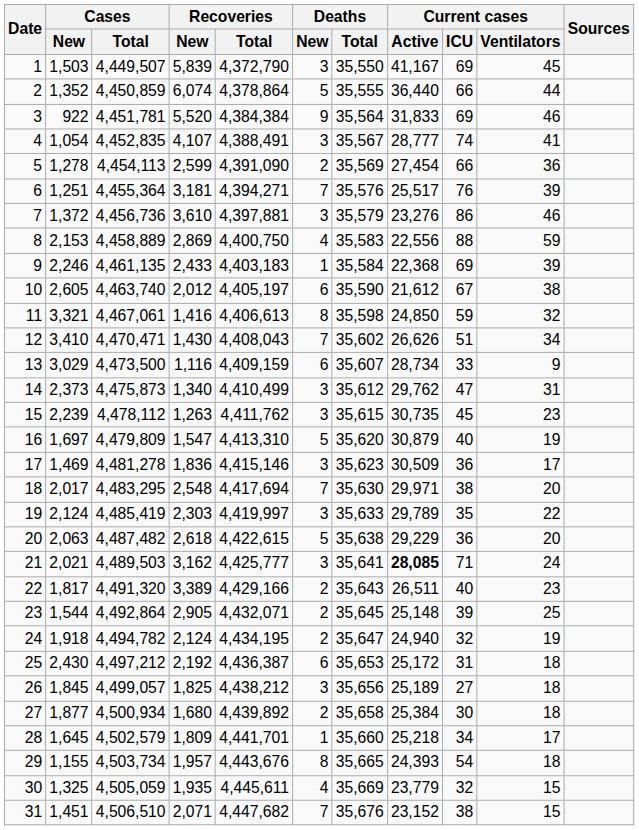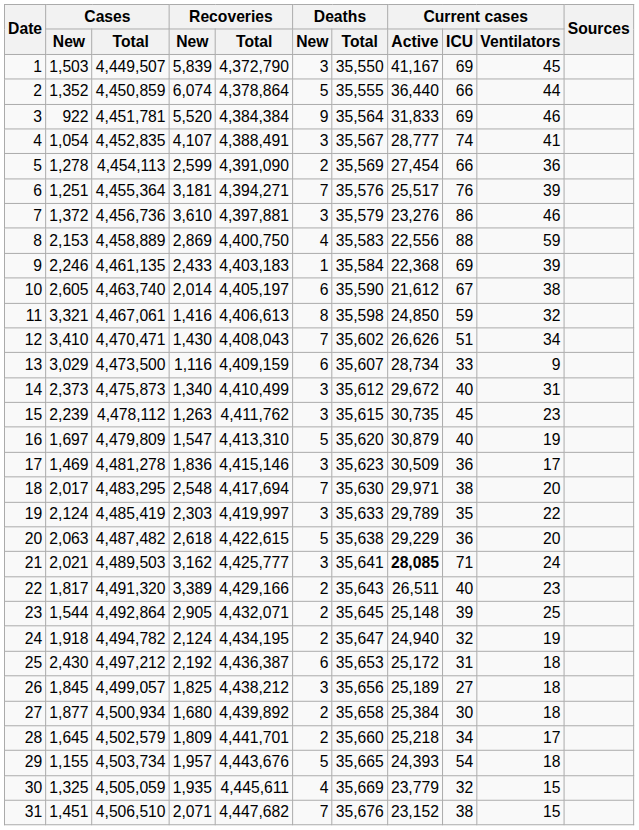(192, 290) 2,012 -> (192, 290) 2,014
(415, 389) 29,762 -> (415, 389) 29,672
(464, 389) 47 -> (464, 389) 40
(324, 738) 1 -> (324, 738) 2
(324, 762) 8 -> (324, 762) 5
